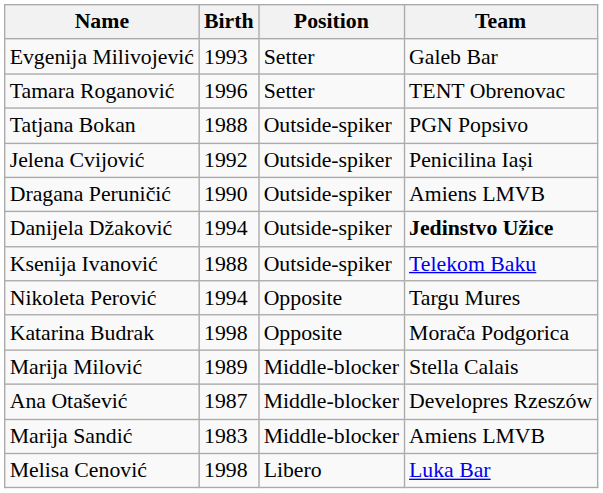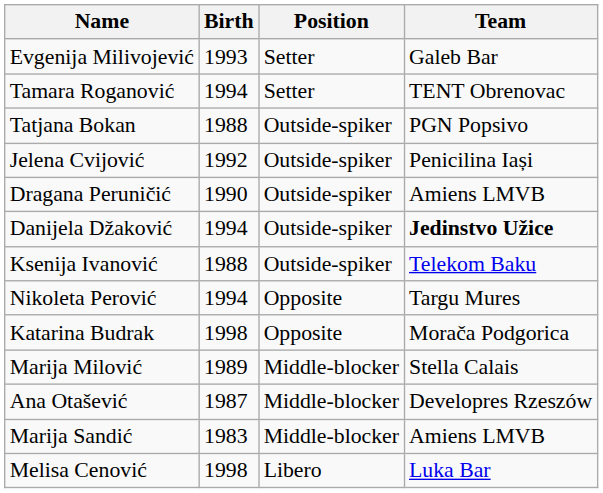(226, 90) 1996 -> (226, 90) 1994
